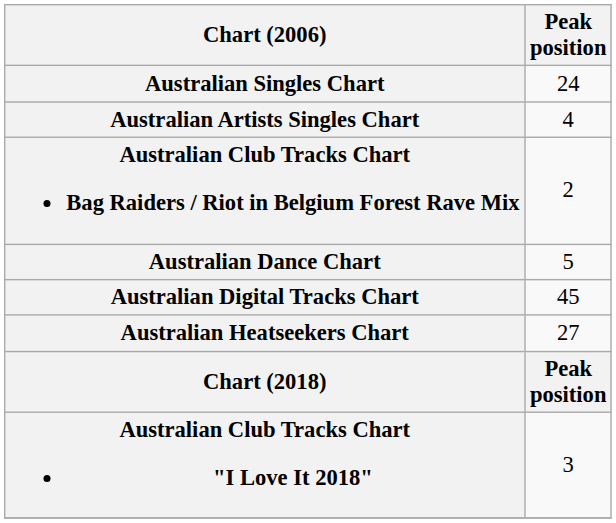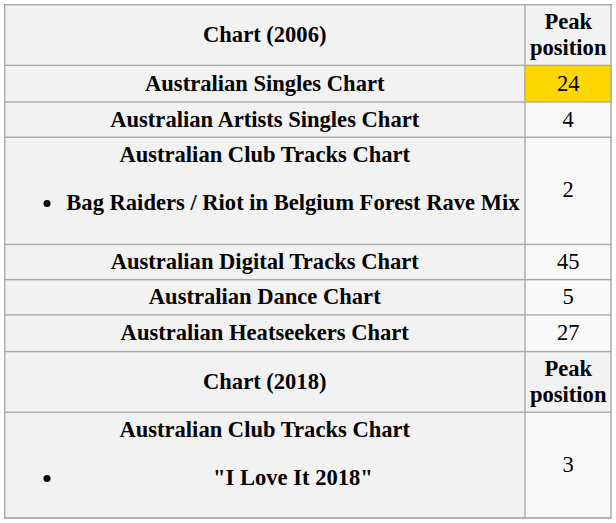(568, 83) no background -> (568, 83) gold background
rows swapped: (265, 261) <-> (265, 297)
